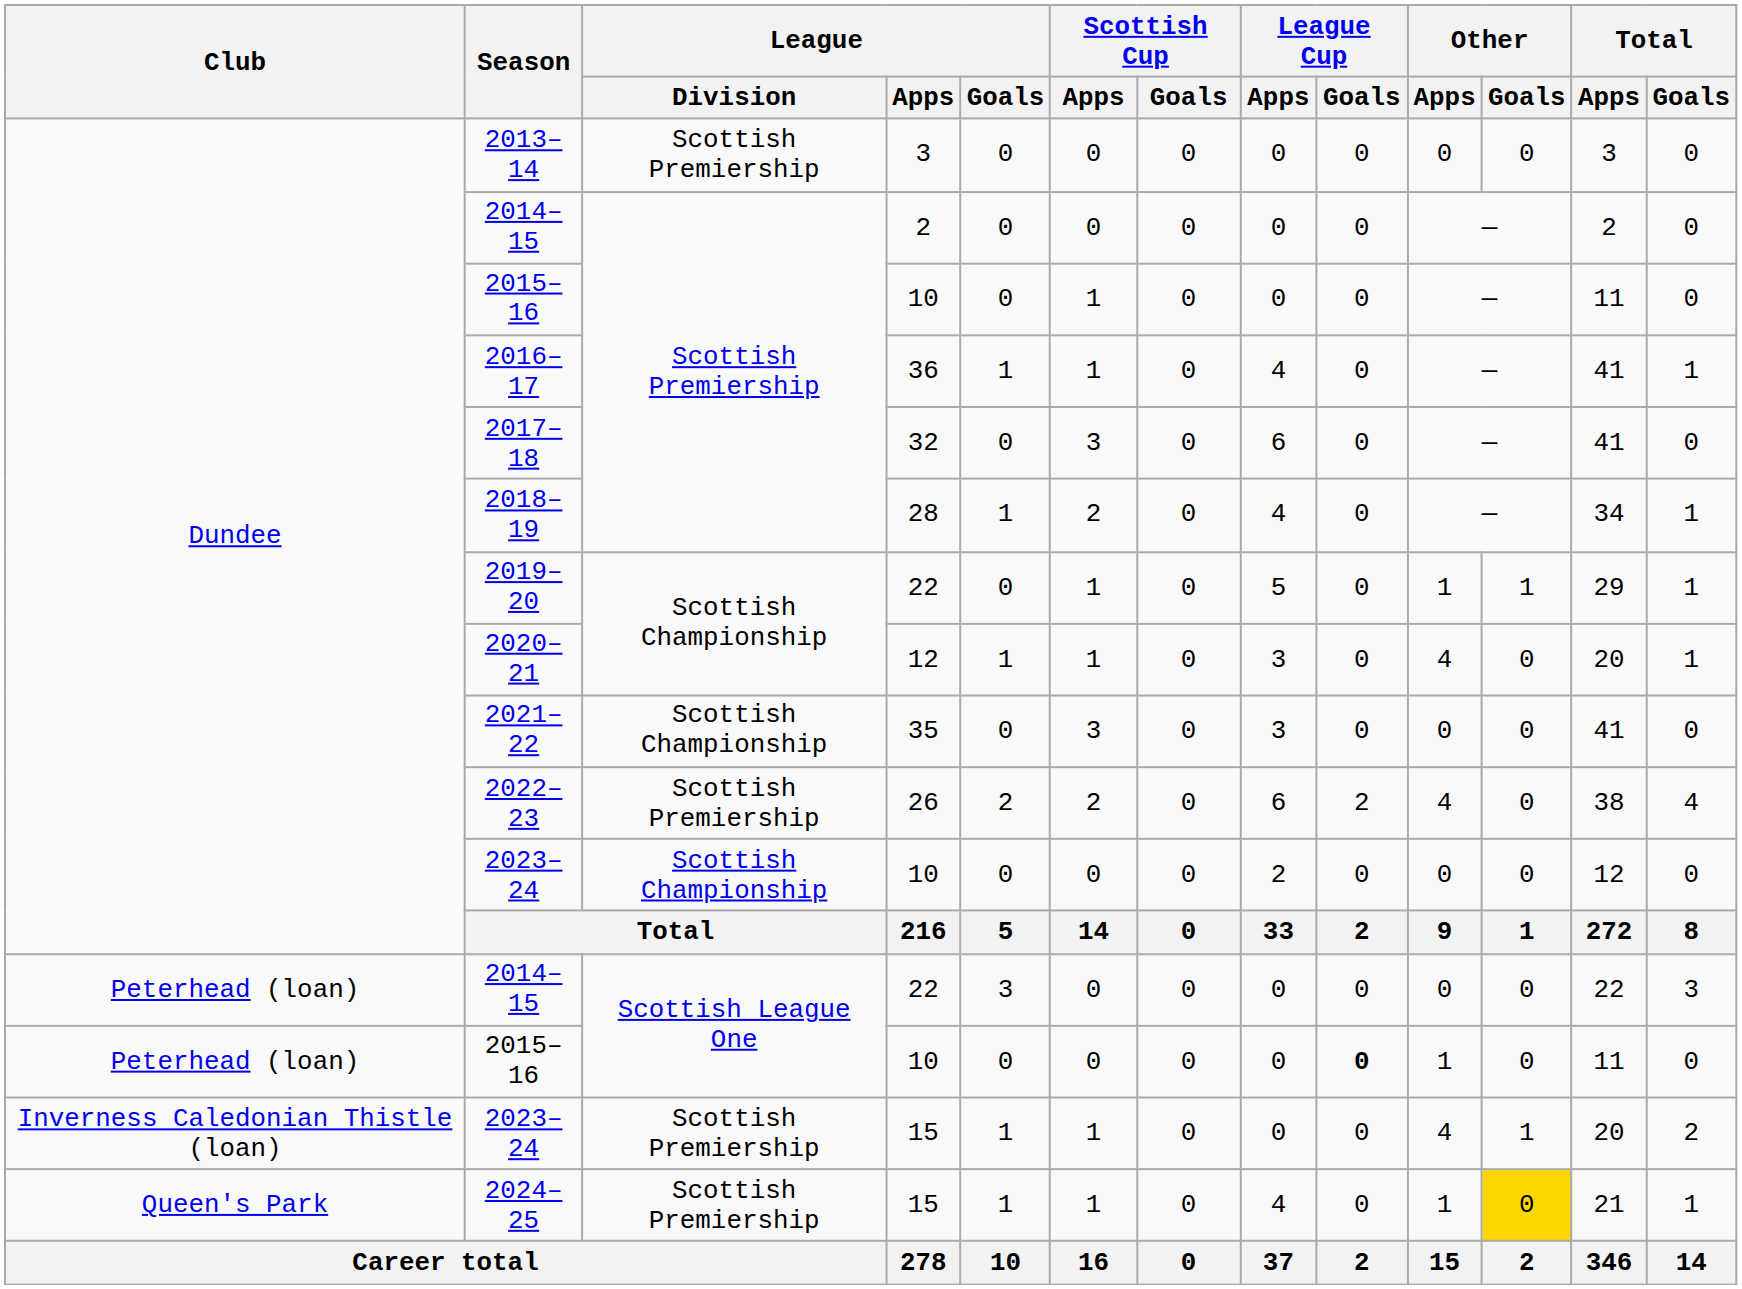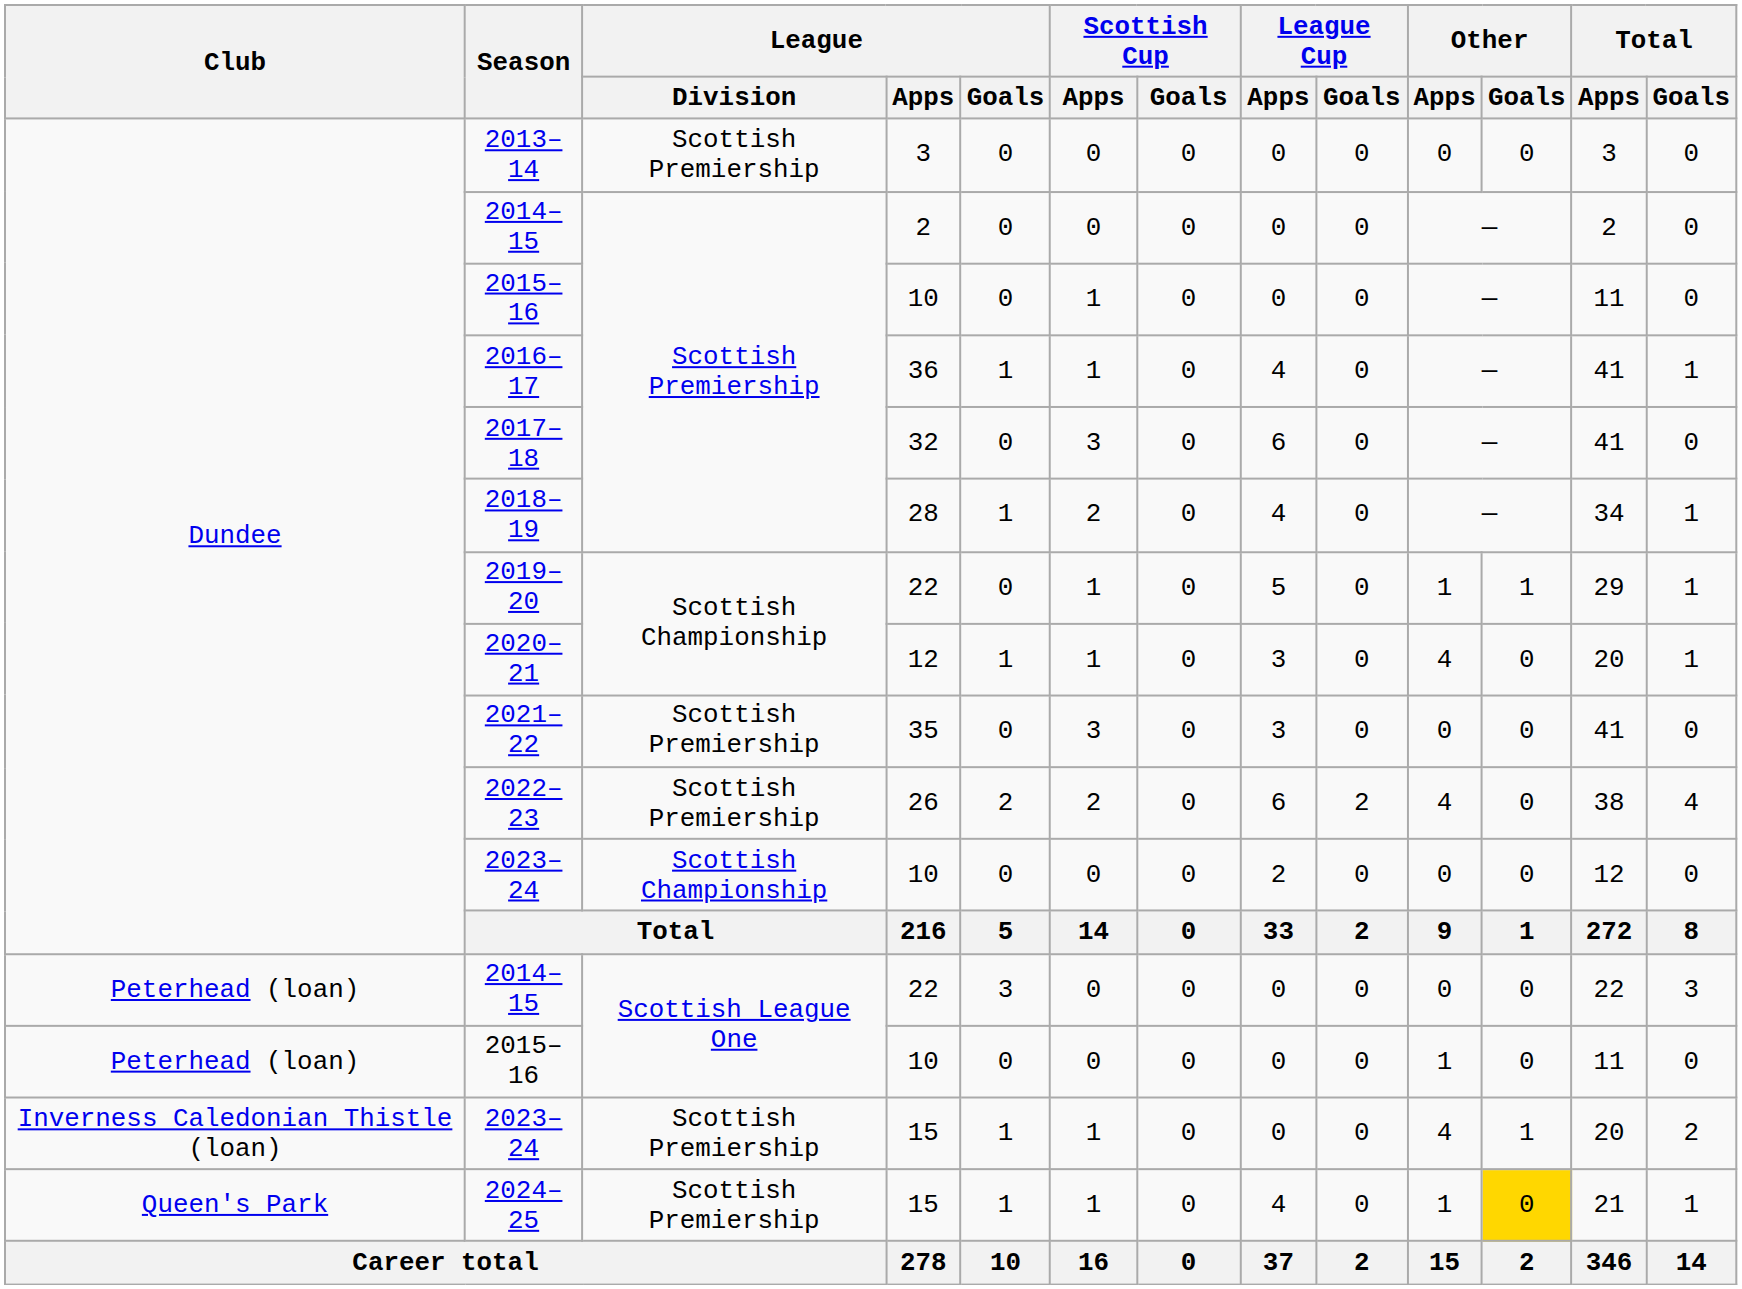(734, 731) Scottish Championship -> (734, 731) Scottish Premiership
(1362, 1061) bold -> (1362, 1061) normal
